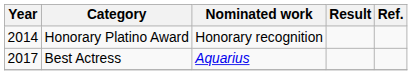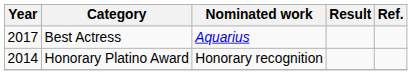rows swapped: (117, 37) <-> (83, 59)
